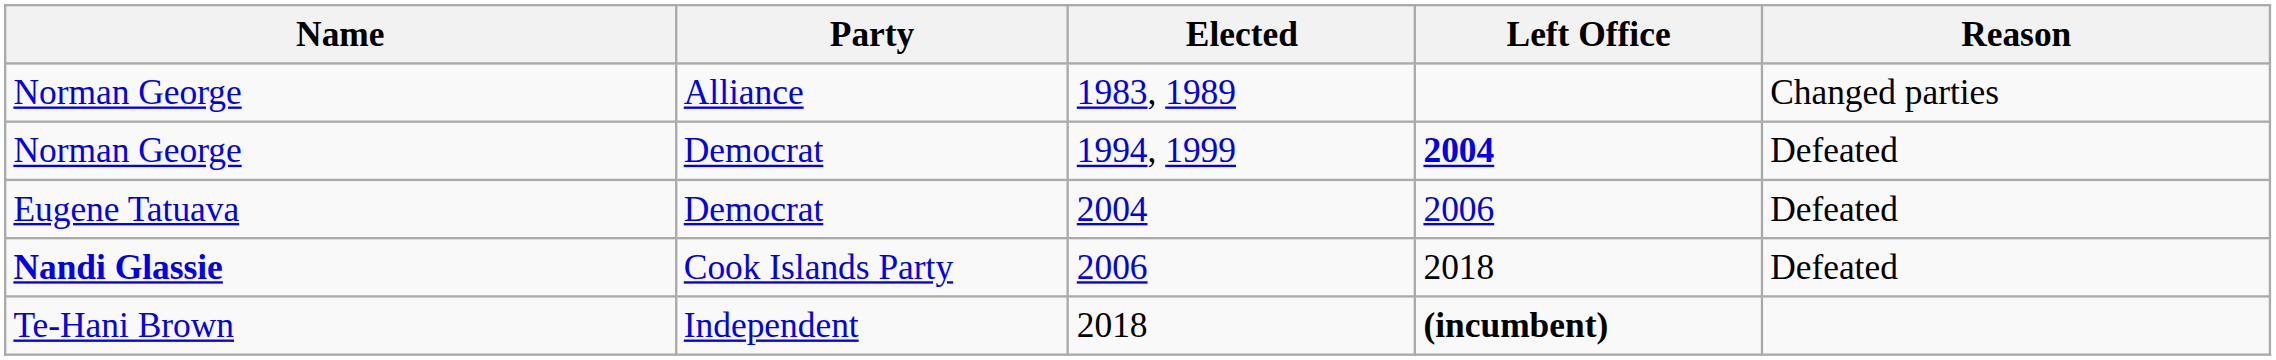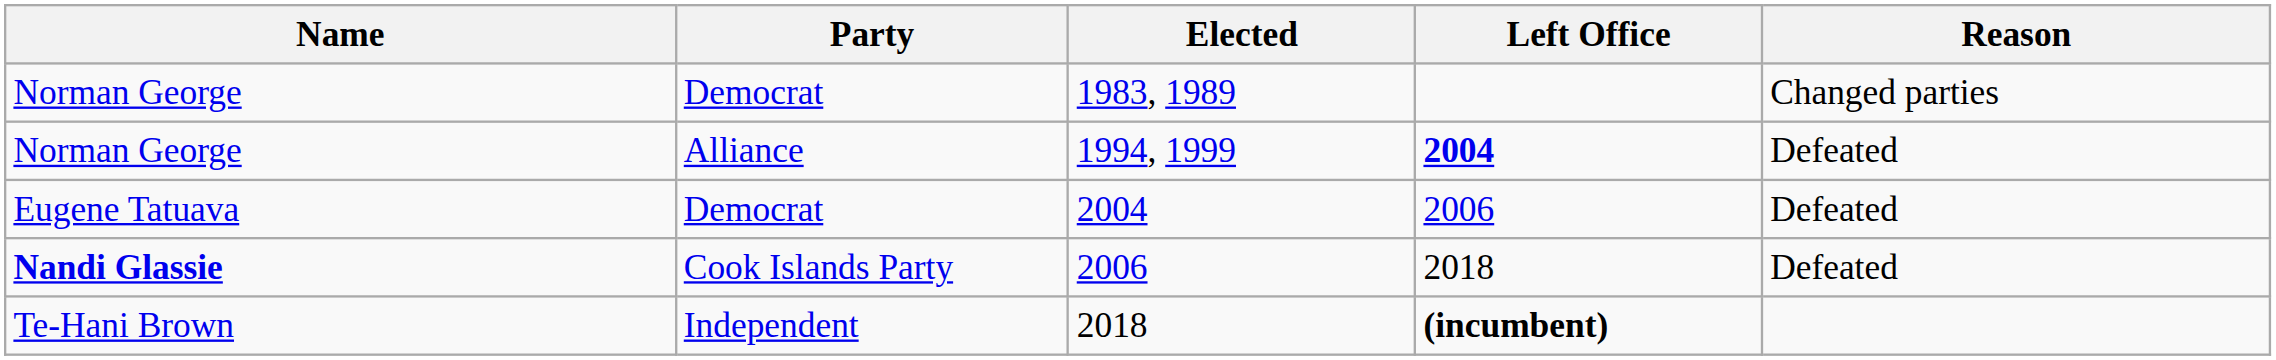(744, 92) Alliance -> (754, 92) Democrat
(754, 150) Democrat -> (744, 150) Alliance
